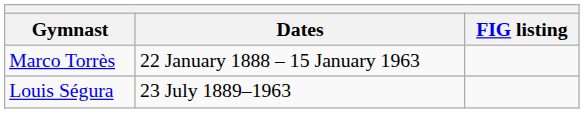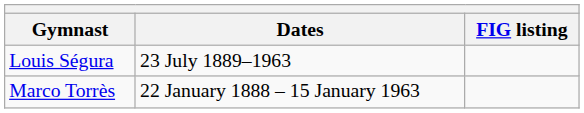rows swapped: (61, 91) <-> (62, 60)
